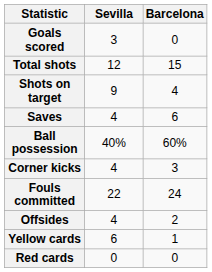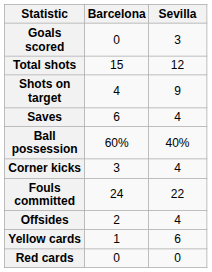columns swapped: (175, 14) <-> (114, 14)
